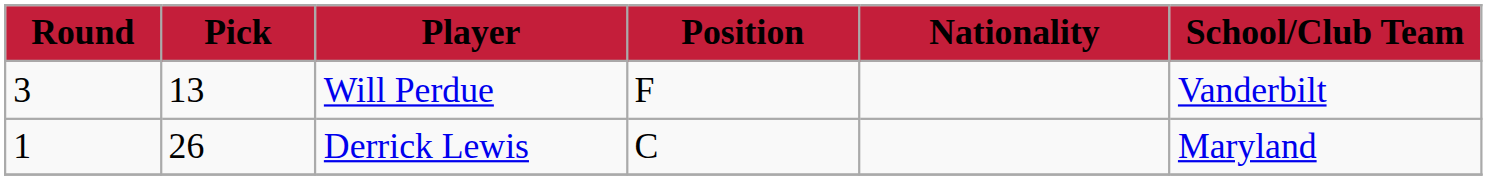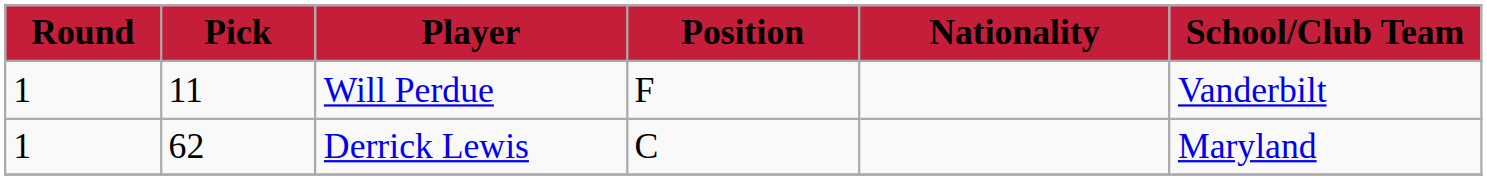(22, 89) 3 -> (22, 89) 1
(186, 89) 13 -> (186, 89) 11
(186, 145) 26 -> (186, 145) 62
